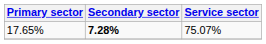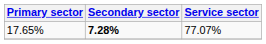(203, 30) 75.07% -> (203, 30) 77.07%
